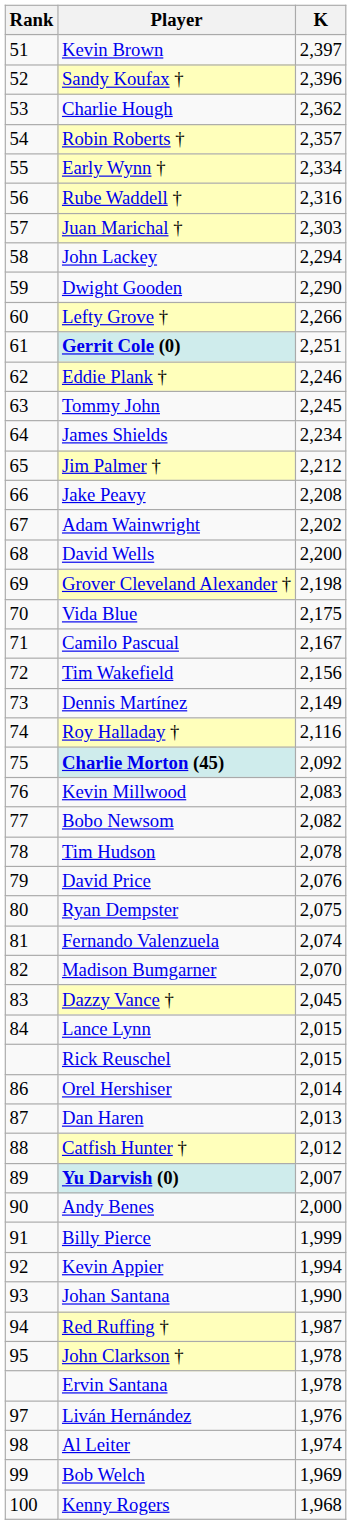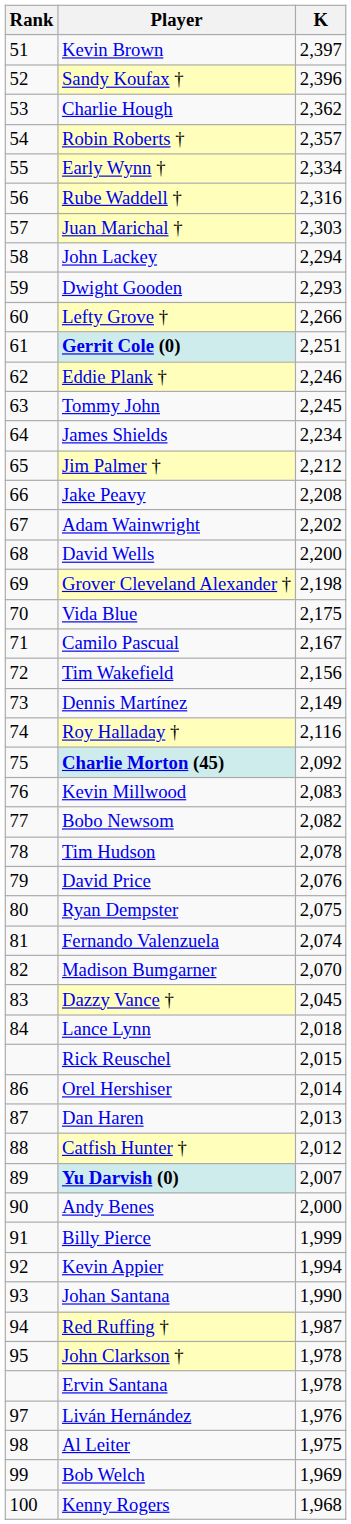(321, 287) 2,290 -> (321, 287) 2,293
(321, 1029) 2,015 -> (321, 1029) 2,018
(321, 1445) 1,974 -> (321, 1445) 1,975
